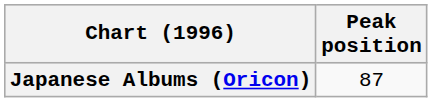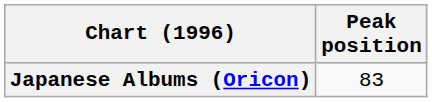(371, 80) 87 -> (371, 80) 83
